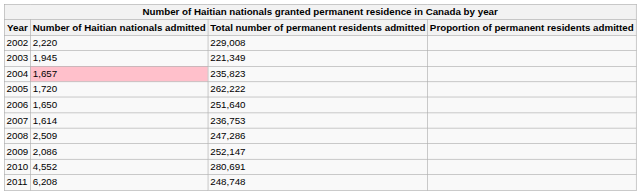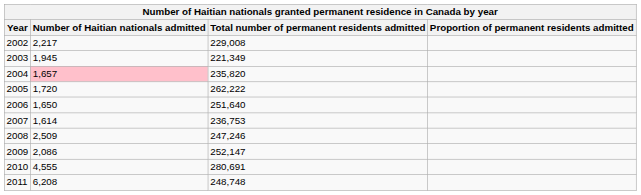(45, 43) 2,220 -> (45, 43) 2,217
(228, 74) 235,823 -> (228, 74) 235,820
(228, 136) 247,286 -> (228, 136) 247,246
(45, 167) 4,552 -> (45, 167) 4,555
